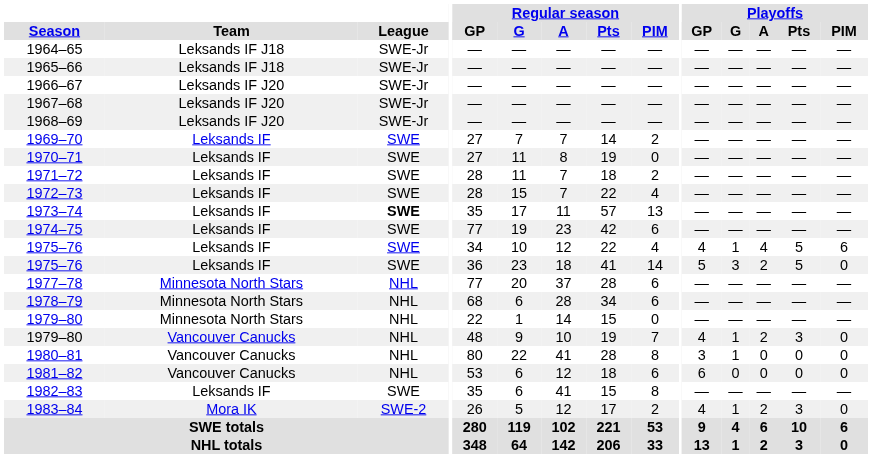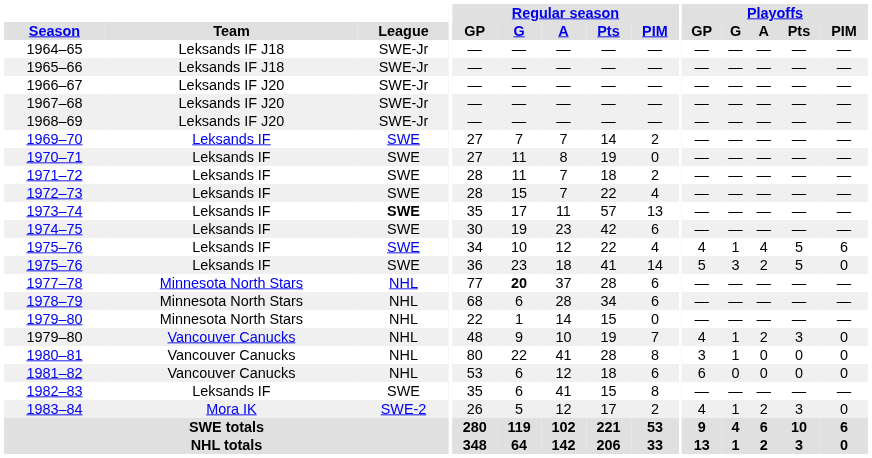(475, 229) 77 -> (475, 229) 30
(519, 283) normal -> (519, 283) bold
